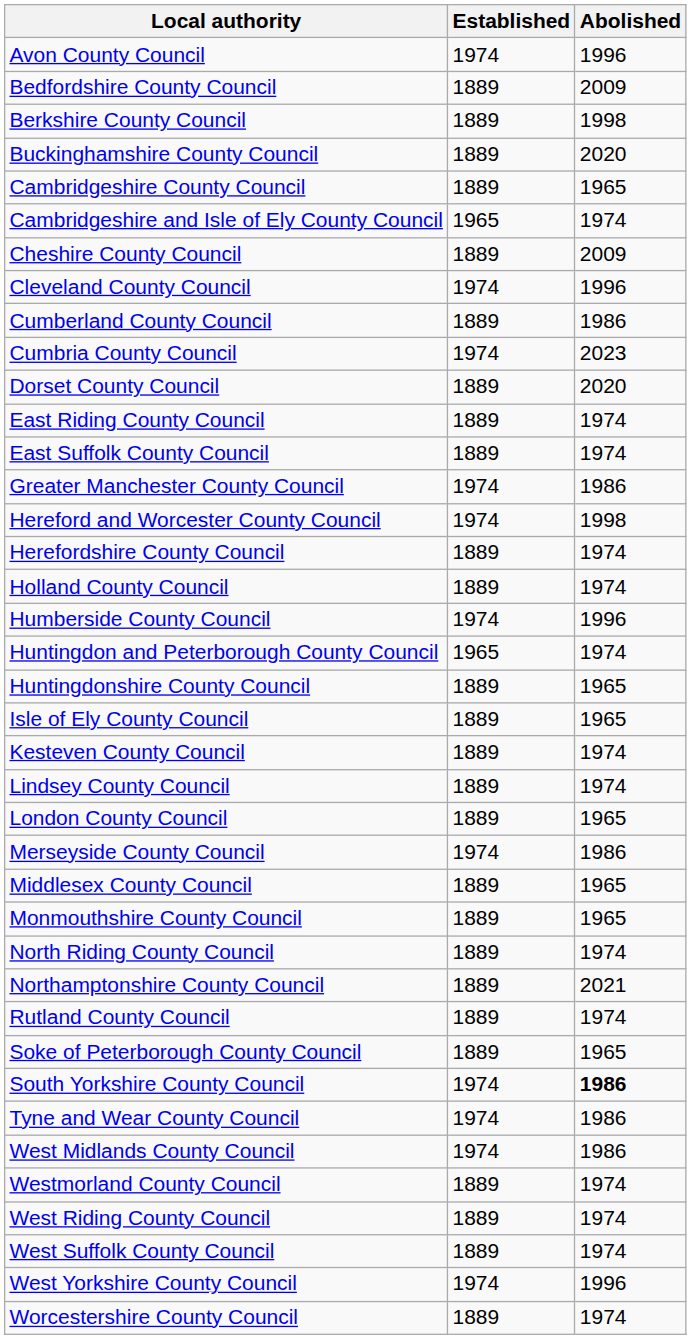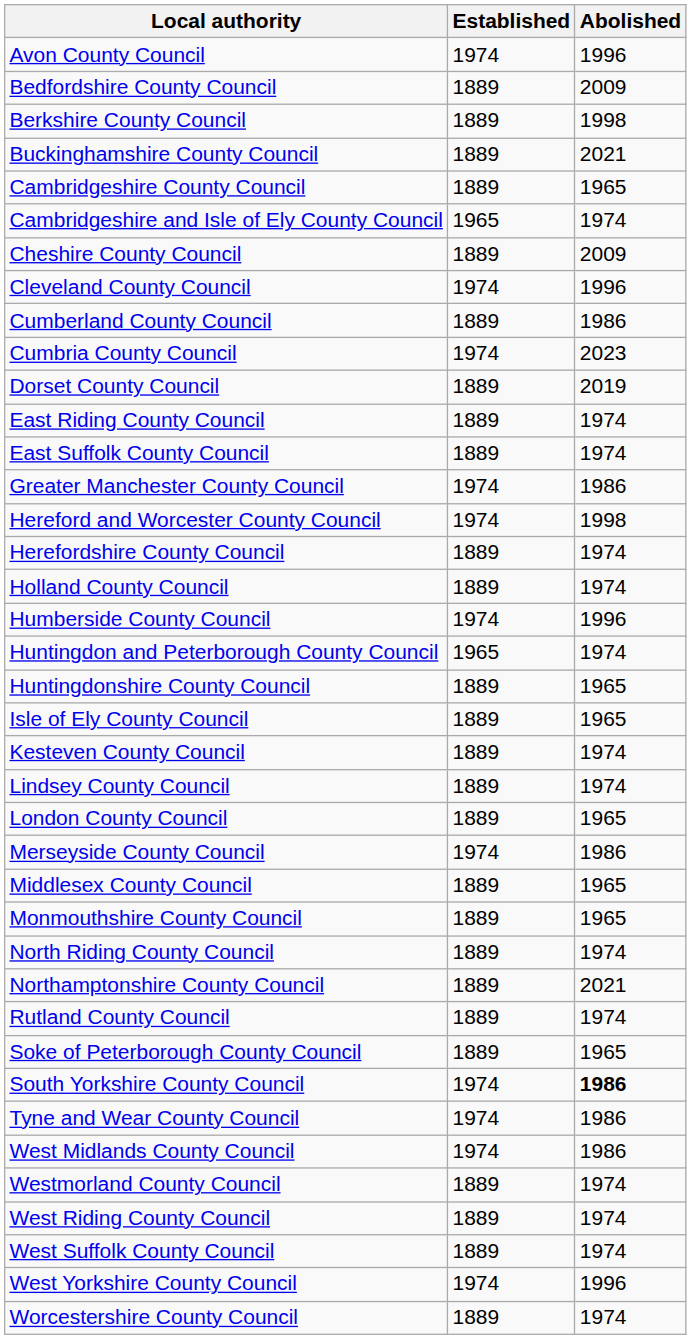(603, 154) 2020 -> (603, 154) 2021
(603, 386) 2020 -> (603, 386) 2019
